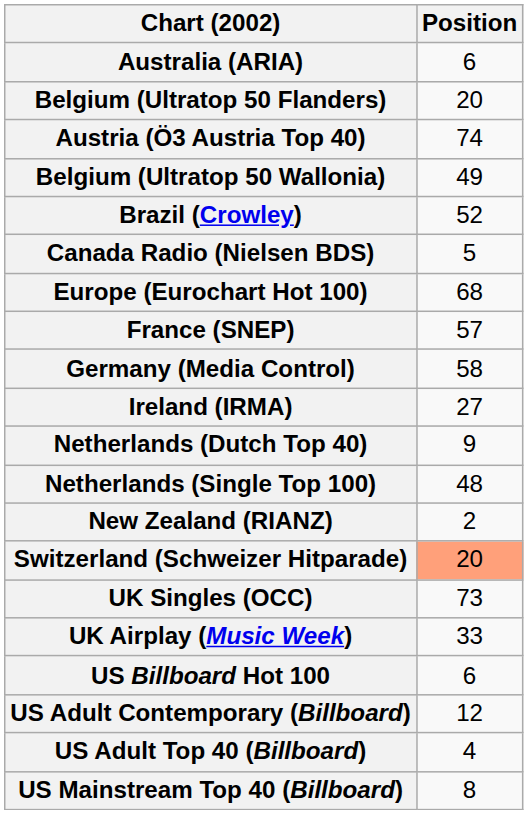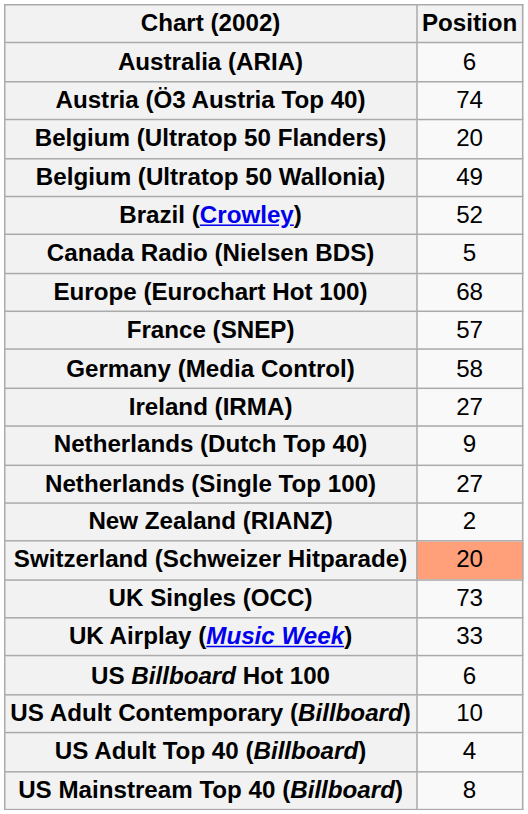rows swapped: (211, 138) <-> (211, 100)
(470, 483) 48 -> (470, 483) 27
(470, 713) 12 -> (470, 713) 10
